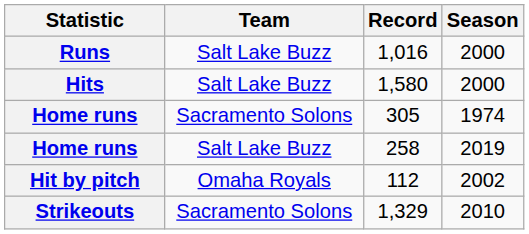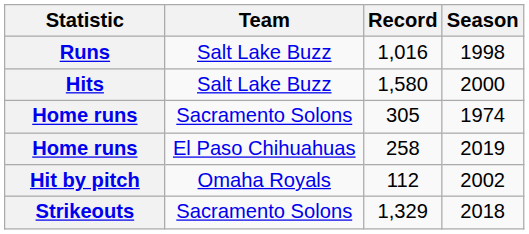(483, 52) 2000 -> (483, 52) 1998
(264, 148) Salt Lake Buzz -> (264, 148) El Paso Chihuahuas
(483, 212) 2010 -> (483, 212) 2018
